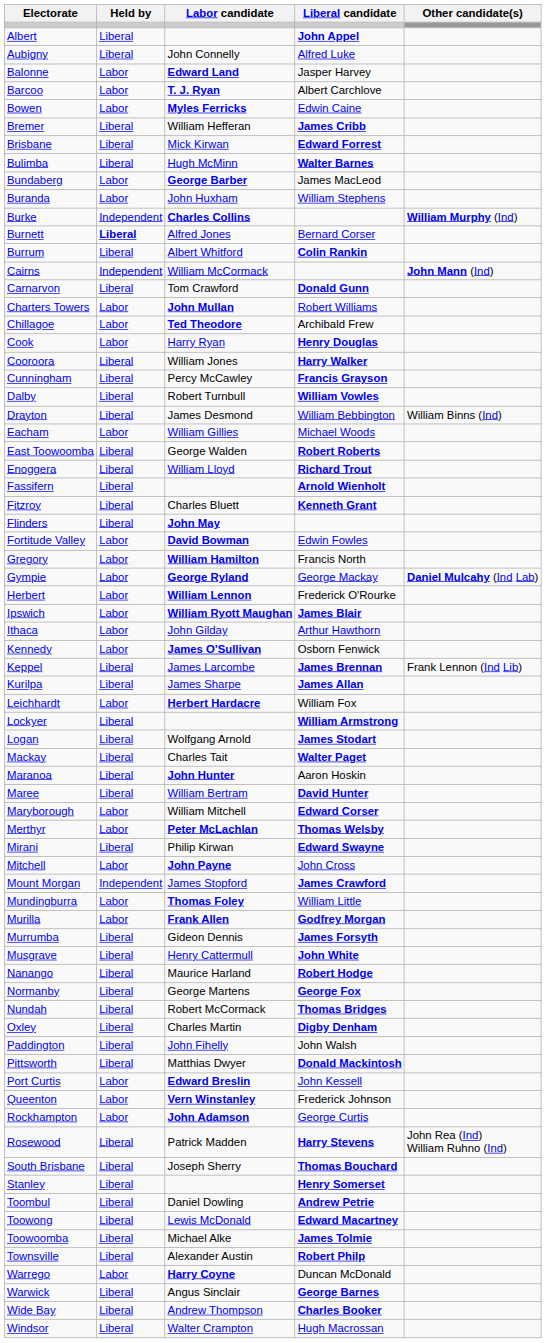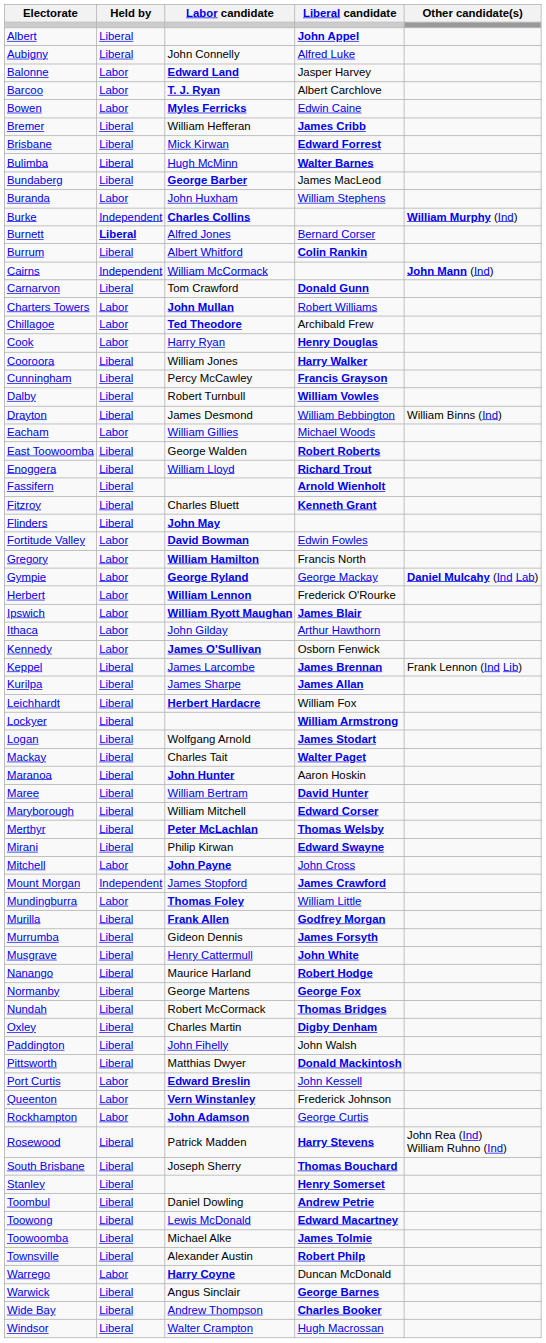(114, 180) Labor -> (116, 180) Liberal
(114, 703) Labor -> (116, 703) Liberal
(114, 811) Labor -> (116, 811) Liberal
(114, 829) Labor -> (116, 829) Liberal
(114, 919) Labor -> (116, 919) Liberal
